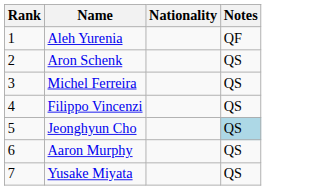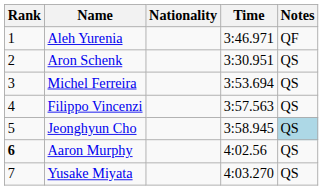+ column: (249, 15)
(11, 151) normal -> (11, 151) bold
